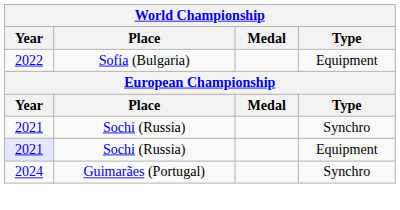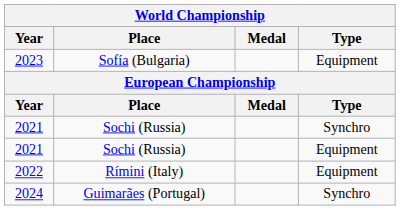(29, 60) 2022 -> (29, 60) 2023
(29, 149) lavender background -> (29, 149) no background
+ row: (144, 171)
